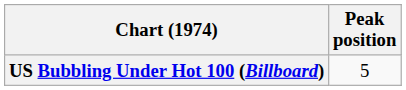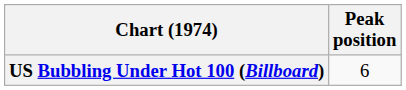(365, 70) 5 -> (365, 70) 6
